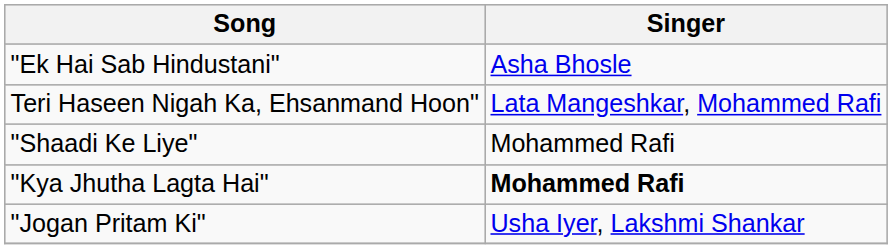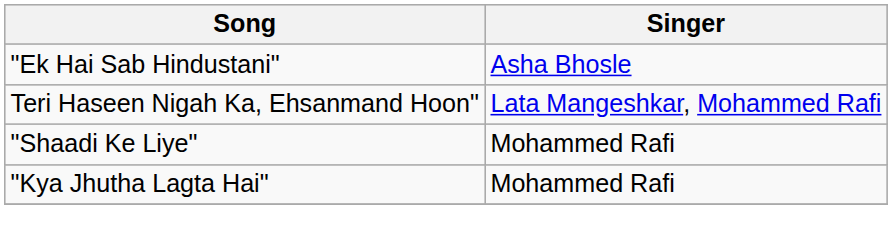(587, 183) bold -> (583, 183) normal
- row: (108, 223)
